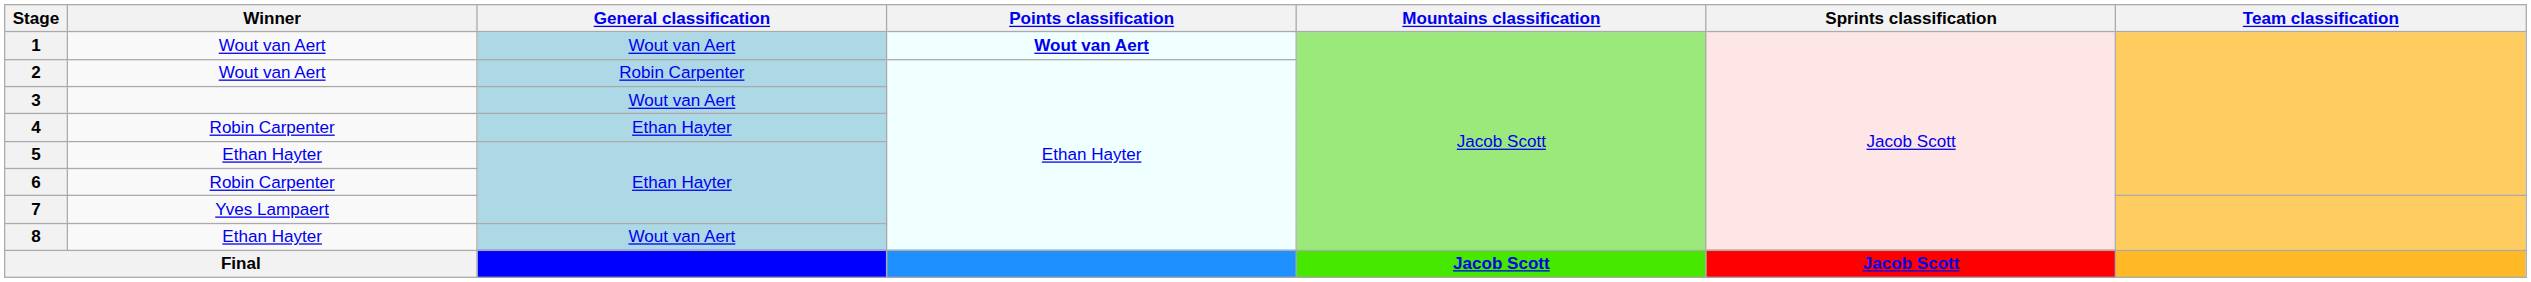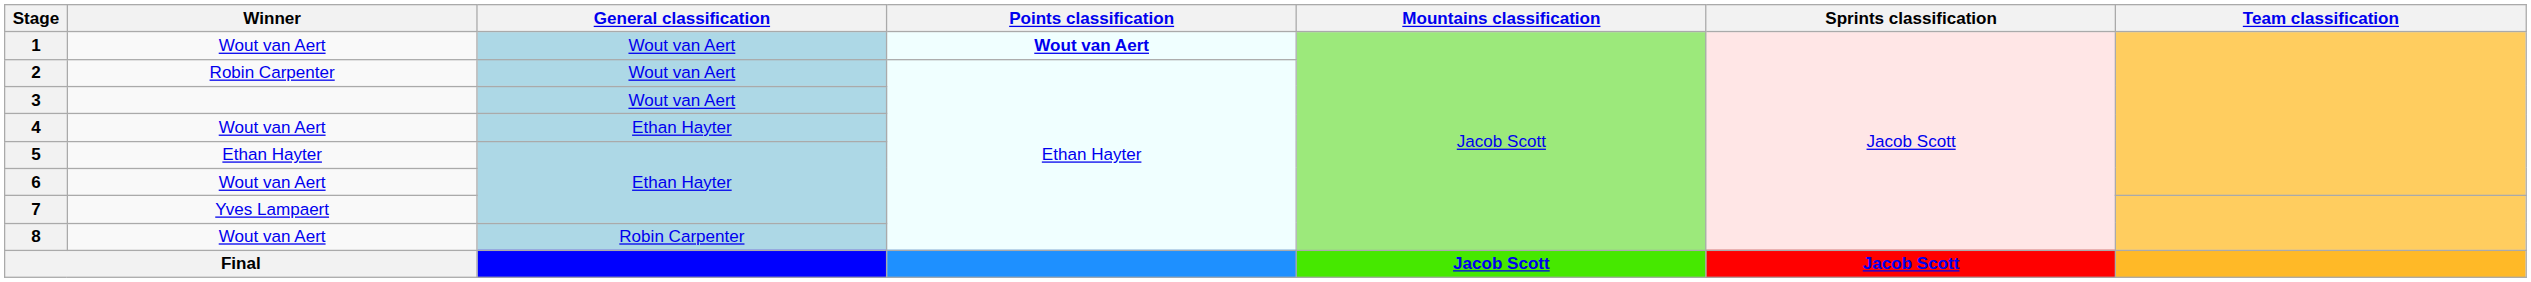(272, 73) Wout van Aert -> (272, 73) Robin Carpenter
(682, 73) Robin Carpenter -> (682, 73) Wout van Aert
(272, 128) Robin Carpenter -> (272, 128) Wout van Aert
(272, 182) Robin Carpenter -> (272, 182) Wout van Aert
(272, 237) Ethan Hayter -> (272, 237) Wout van Aert
(682, 237) Wout van Aert -> (682, 237) Robin Carpenter
